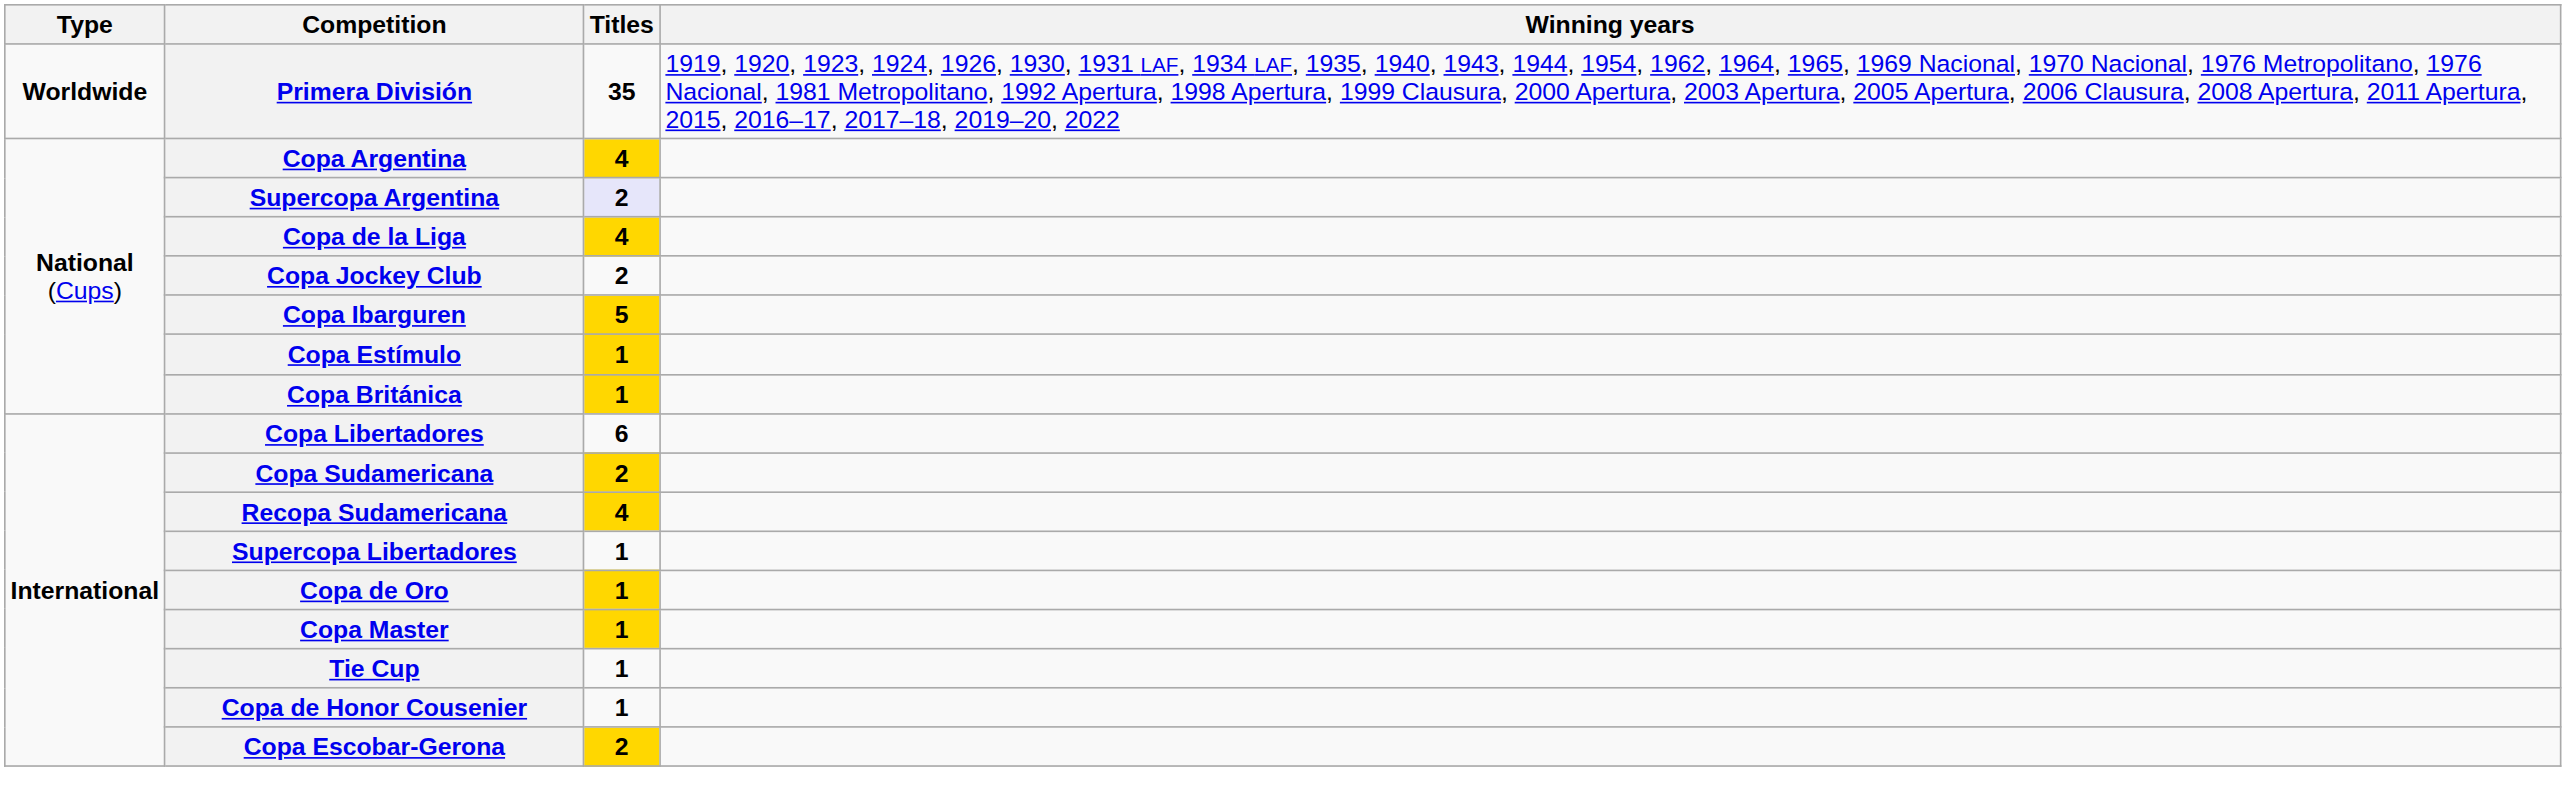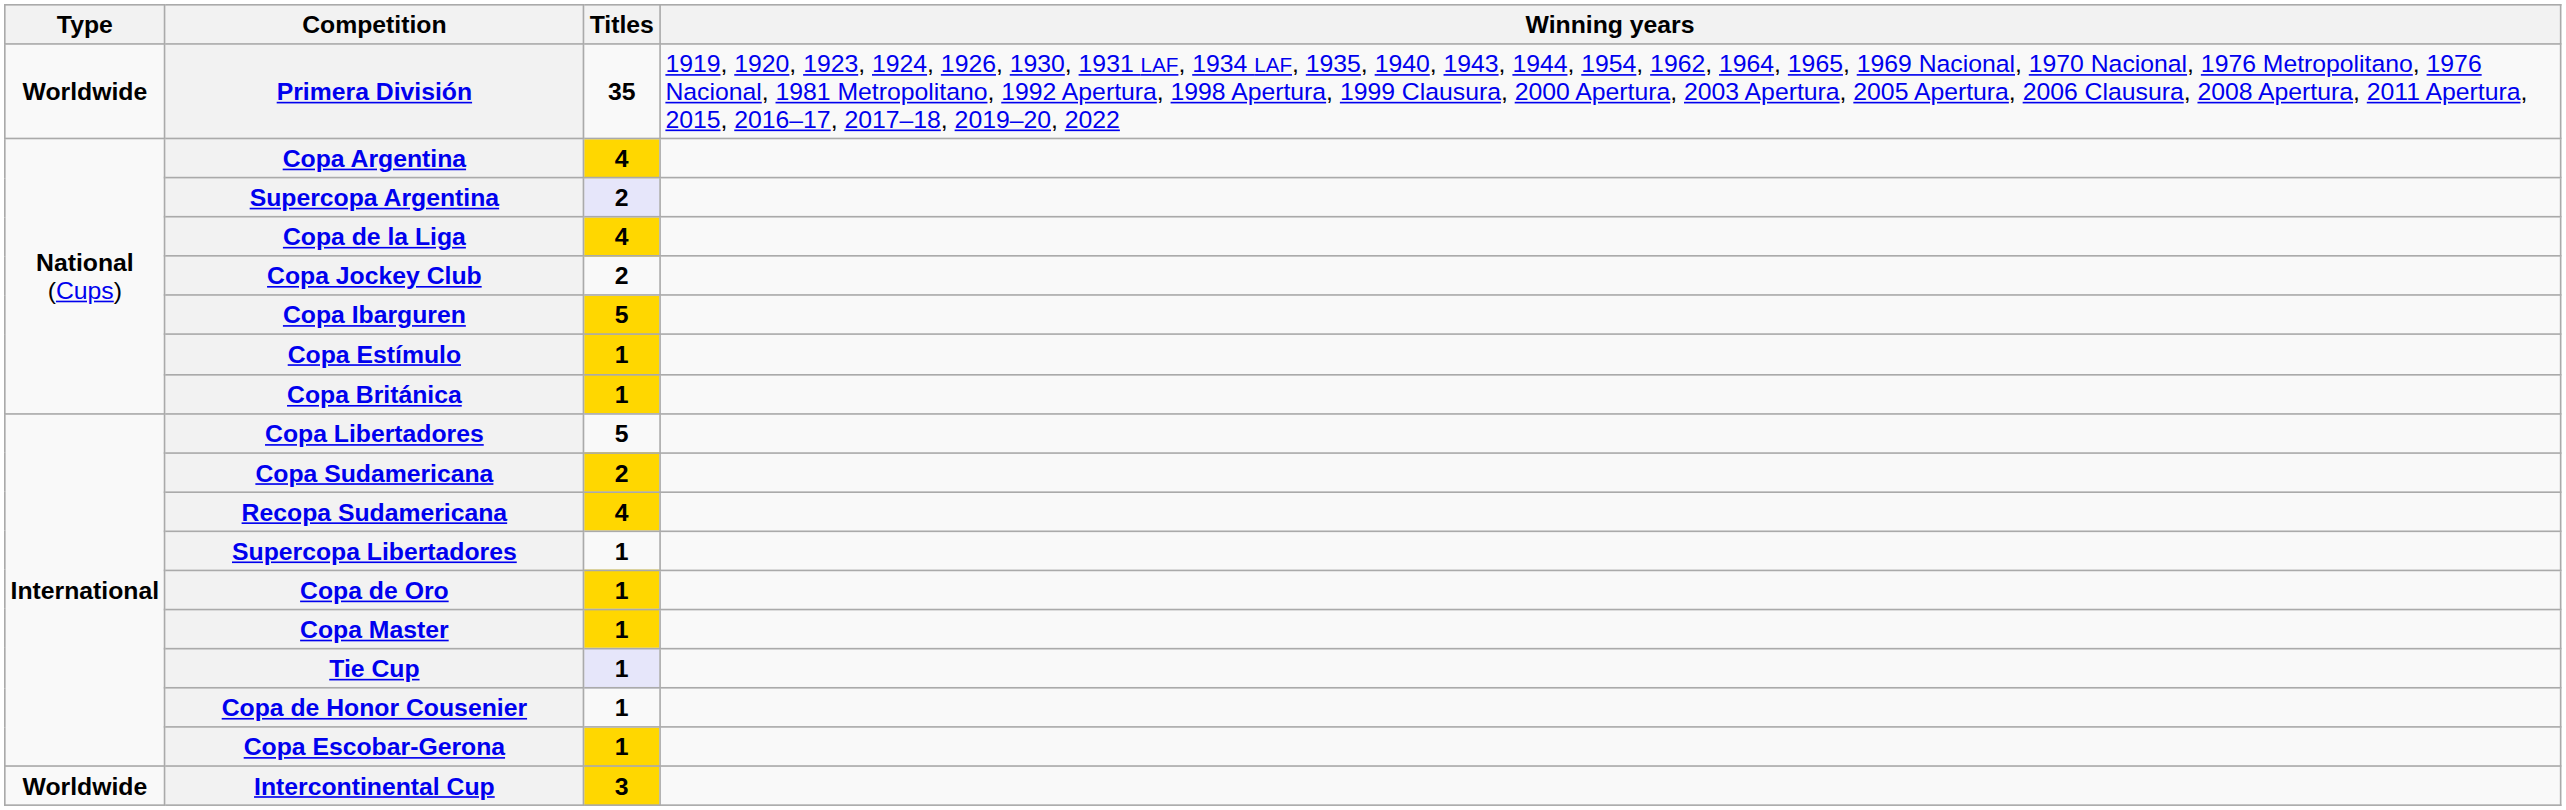(622, 433) 6 -> (622, 433) 5
(622, 668) no background -> (622, 668) lavender background
(622, 747) 2 -> (622, 747) 1
+ row: (374, 786)
